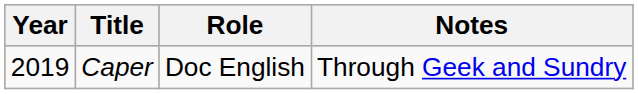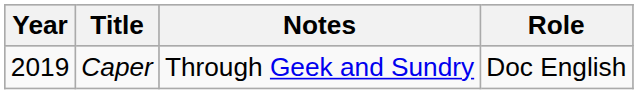columns swapped: (235, 25) <-> (472, 25)
